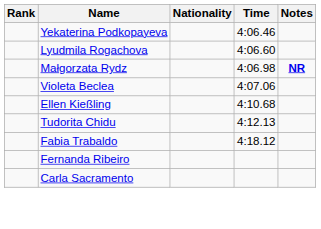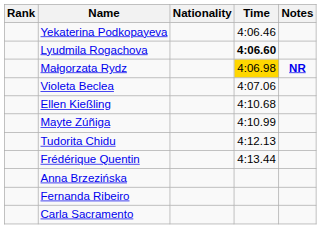(256, 50) normal -> (257, 50) bold
(256, 68) no background -> (257, 68) gold background
+ row: (75, 123)
+ row: (90, 159)
- row: (79, 141)
+ row: (84, 178)
